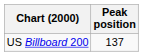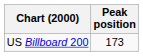(115, 42) 137 -> (115, 42) 173
